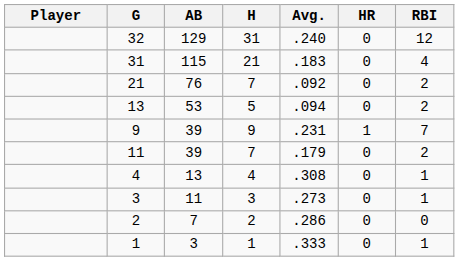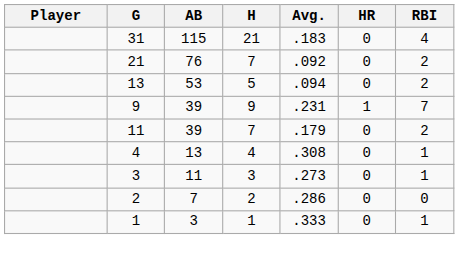- row: (136, 39)
